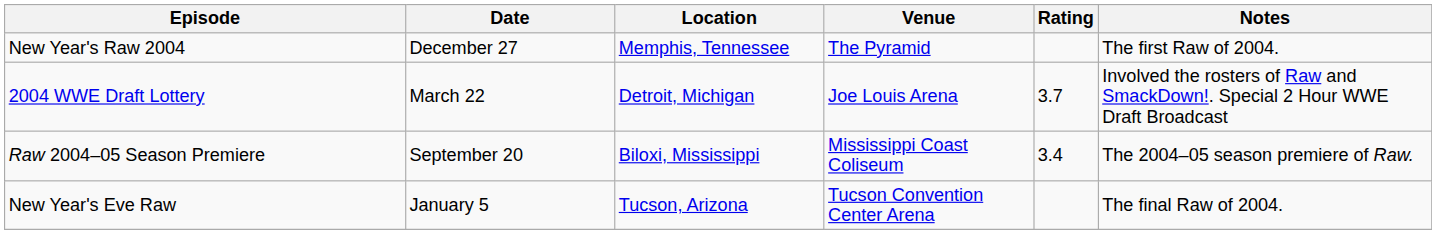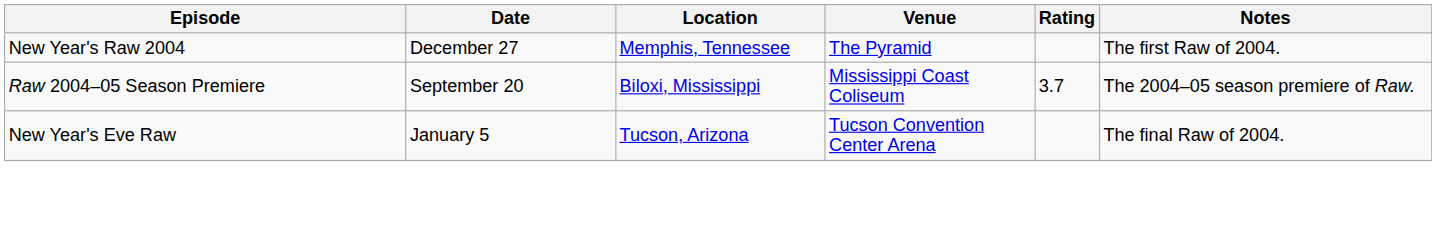- row: (107, 96)
(1050, 155) 3.4 -> (1051, 86) 3.7
